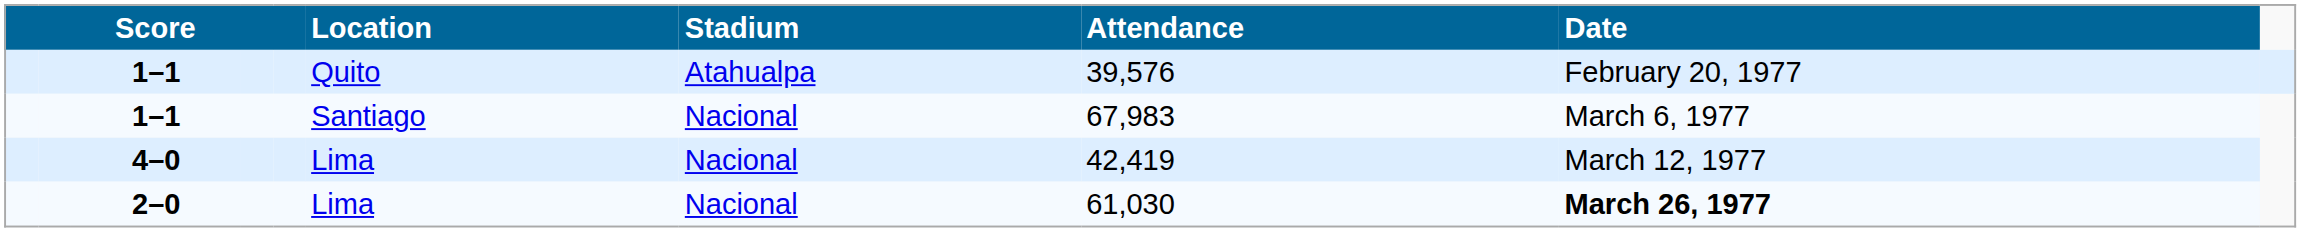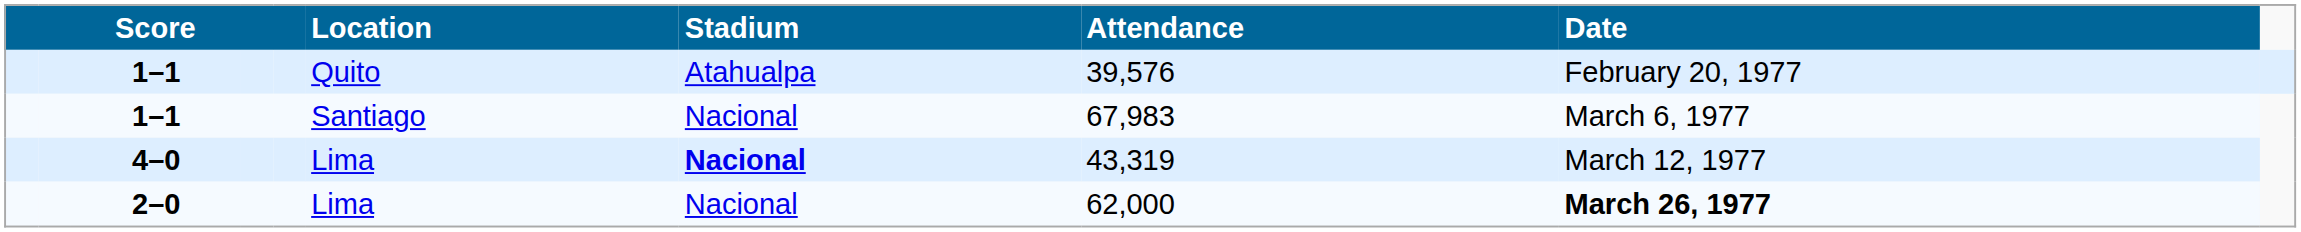(741, 160) normal -> (745, 160) bold
(1130, 160) 42,419 -> (1130, 160) 43,319
(1130, 204) 61,030 -> (1130, 204) 62,000
